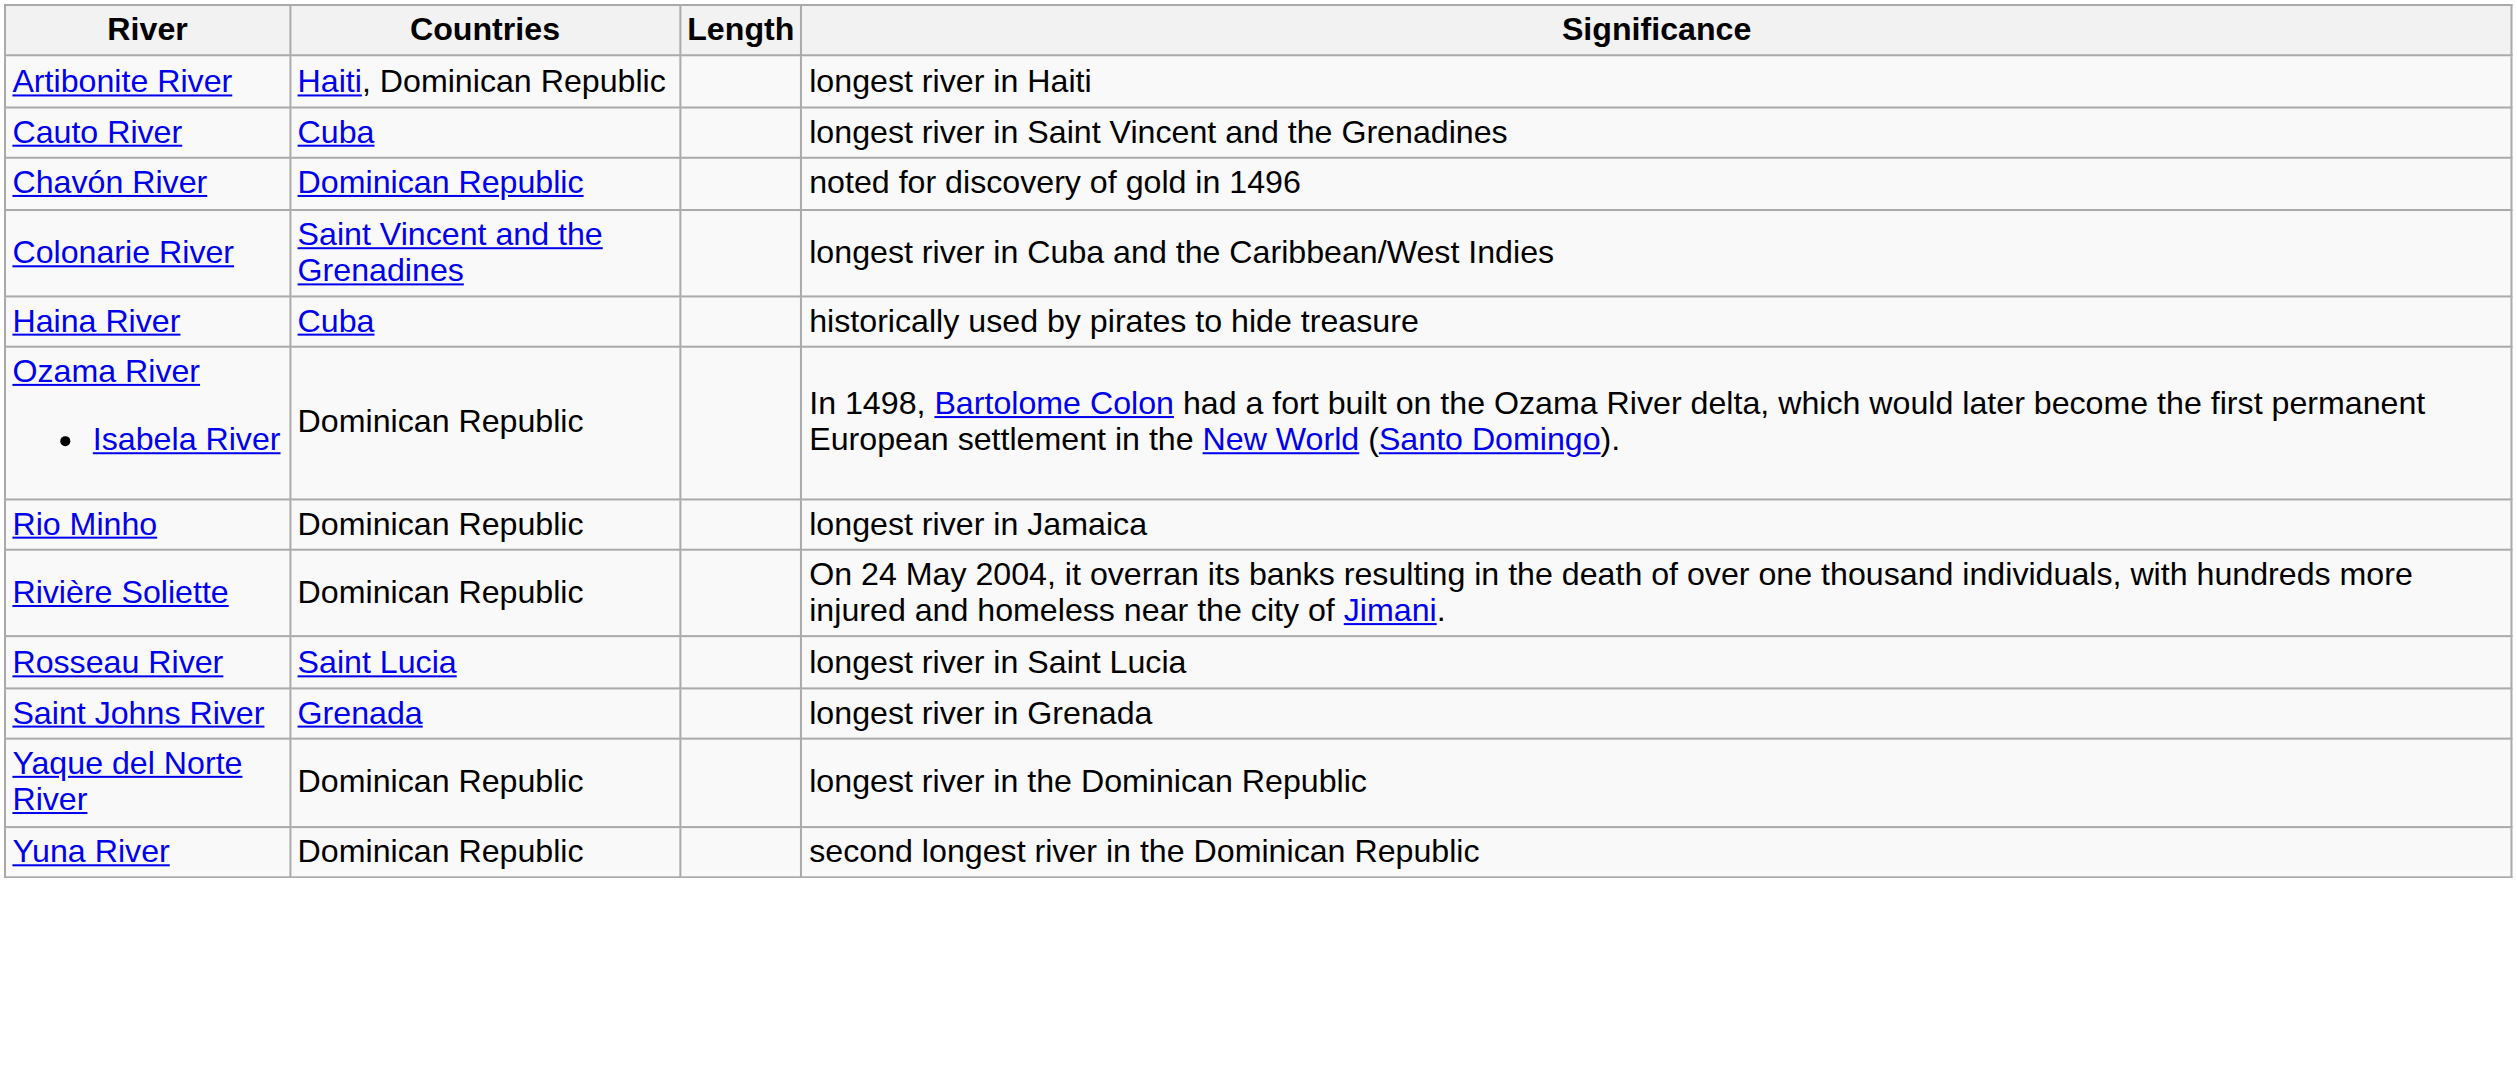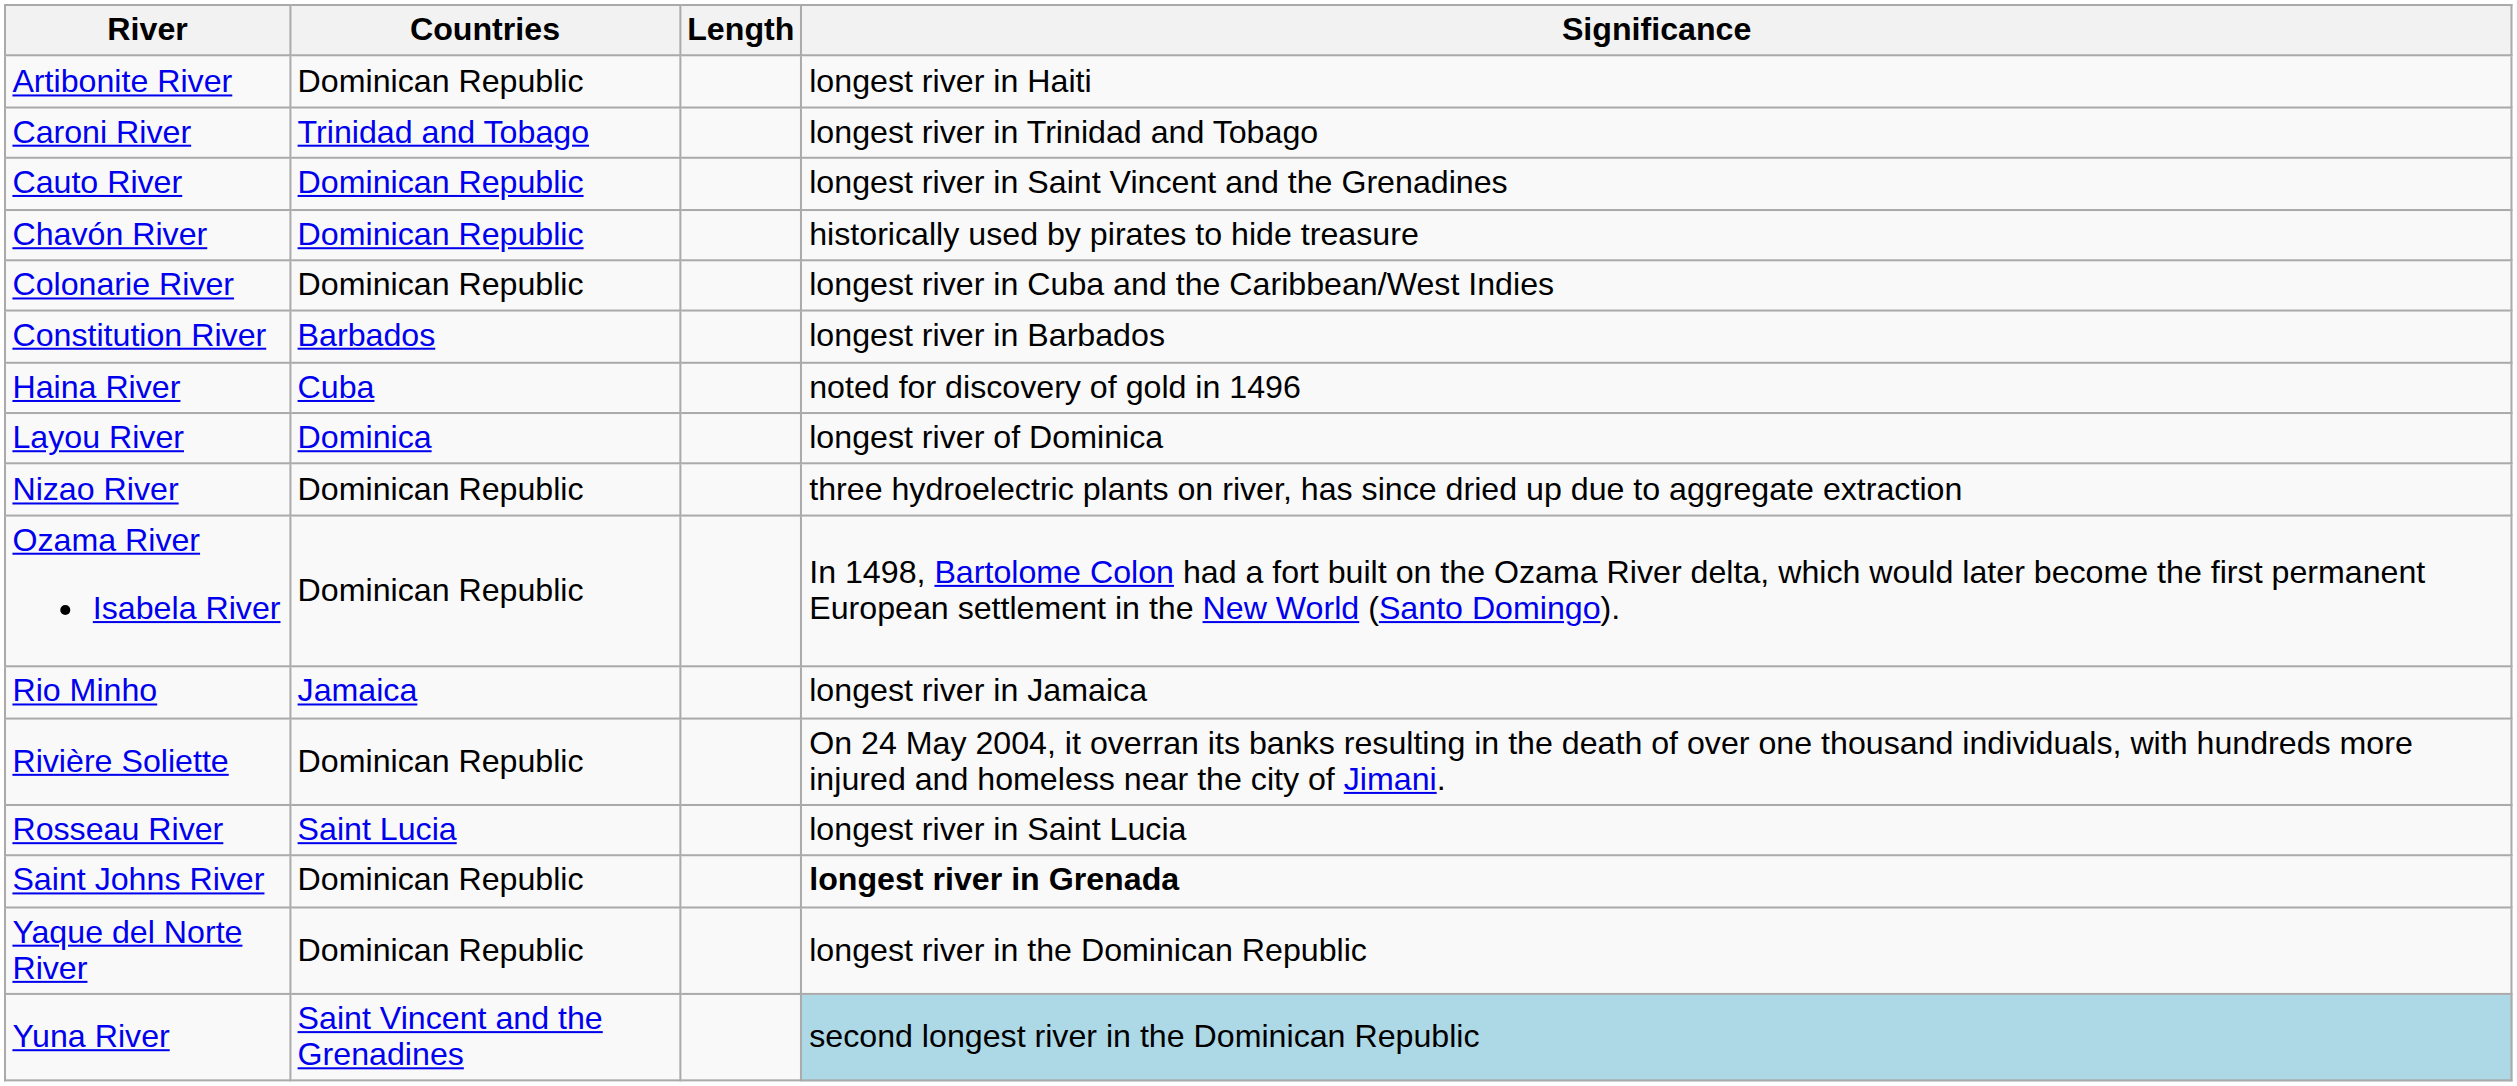(482, 81) Haiti, Dominican Republic -> (441, 81) Dominican Republic
+ row: (102, 132)
(336, 132) Cuba -> (441, 183) Dominican Republic
(1055, 183) noted for discovery of gold in 1496 -> (1114, 234) historically used by pirates to hide treasure
(450, 252) Saint Vincent and the Grenadines -> (441, 285) Dominican Republic
+ row: (139, 336)
(1114, 321) historically used by pirates to hide treasure -> (1055, 387) noted for discovery of gold in 1496
+ row: (98, 438)
+ row: (96, 489)
(441, 523) Dominican Republic -> (357, 691) Jamaica
(360, 712) Grenada -> (441, 880) Dominican Republic
(981, 712) normal -> (994, 880) bold
(441, 851) Dominican Republic -> (450, 1037) Saint Vincent and the Grenadines
(1144, 851) no background -> (1144, 1037) lightblue background
